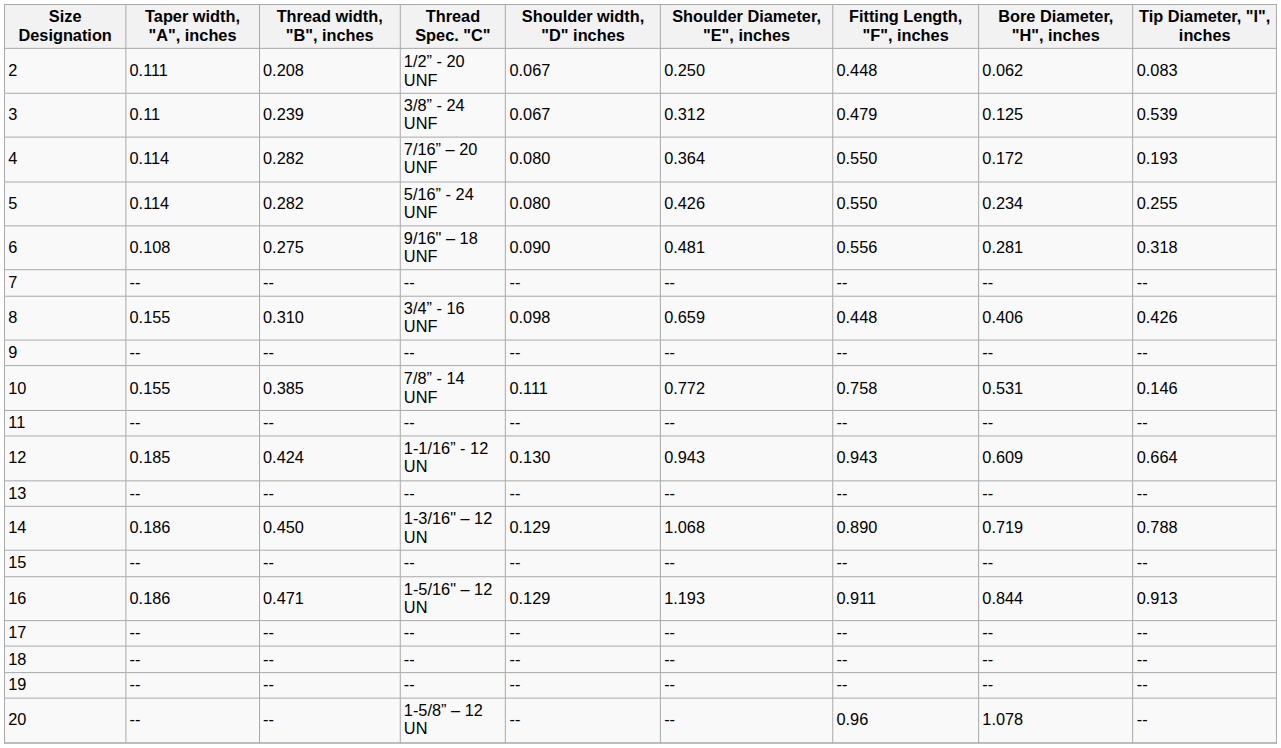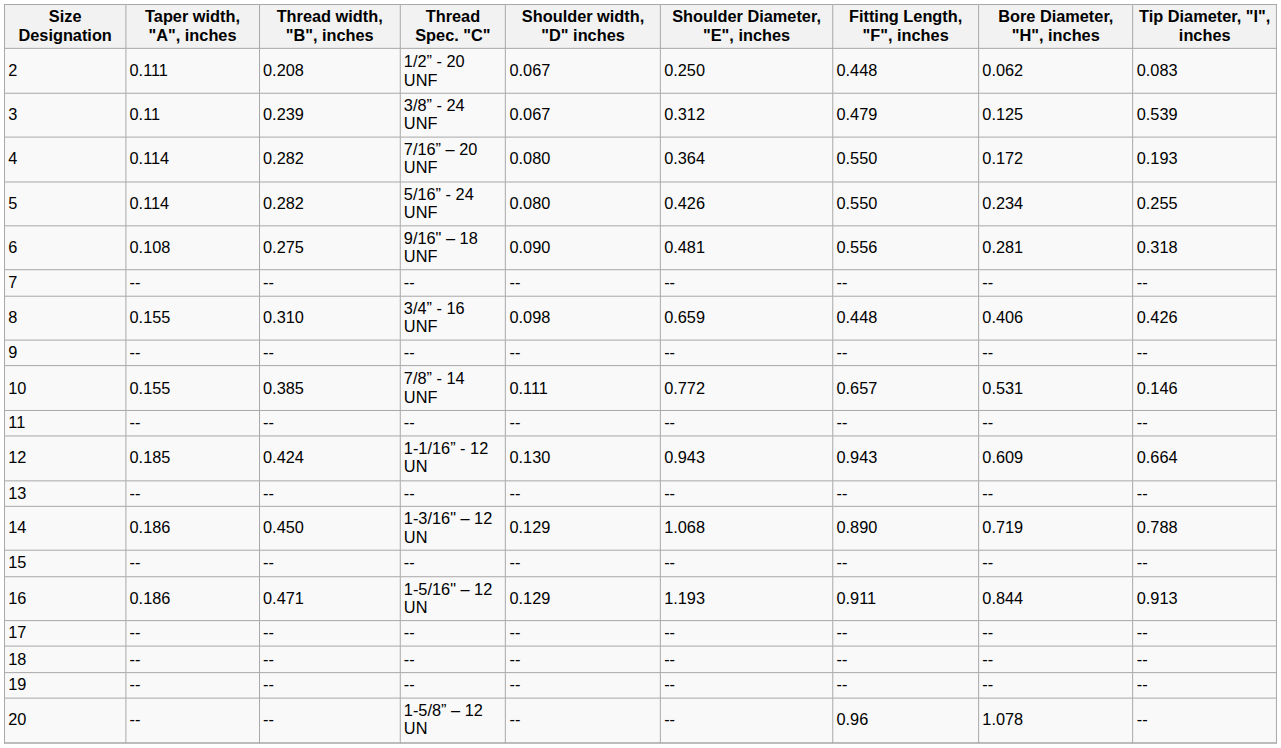(857, 388) 0.758 -> (857, 388) 0.657
